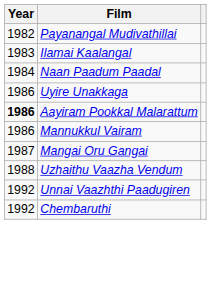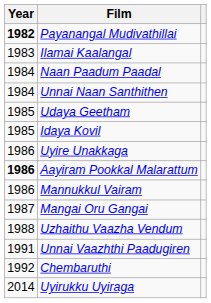(21, 33) normal -> (21, 33) bold
+ row: (104, 92)
+ row: (85, 111)
+ row: (70, 131)
(21, 190) 1992 -> (21, 248) 1991
+ row: (87, 287)
